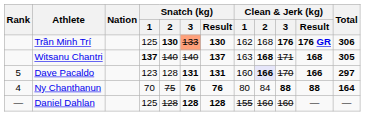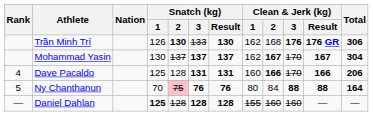(149, 42) 125 -> (158, 42) 126
(190, 42) lightsalmon background -> (199, 42) no background
- row: (69, 57)
+ row: (73, 57)
(18, 73) 5 -> (18, 73) 4
(149, 73) 123 -> (158, 73) 125
(265, 73) lavender background -> (273, 73) no background
(347, 73) 297 -> (355, 73) 206
(18, 88) 4 -> (18, 88) 5
(170, 88) no background -> (178, 88) pink background
(149, 103) normal -> (158, 103) bold
